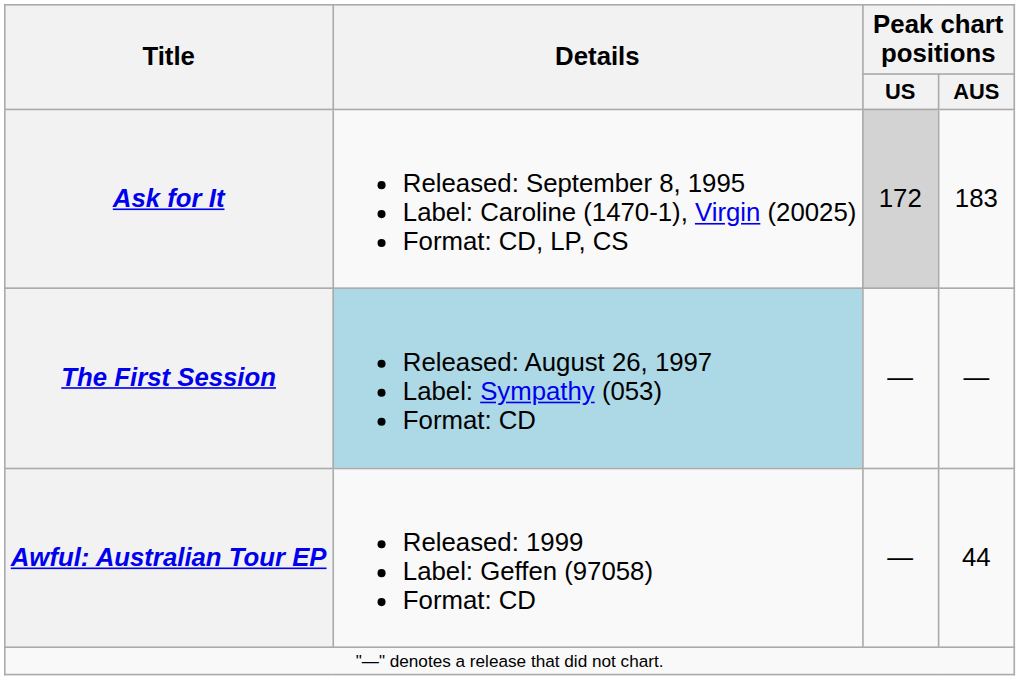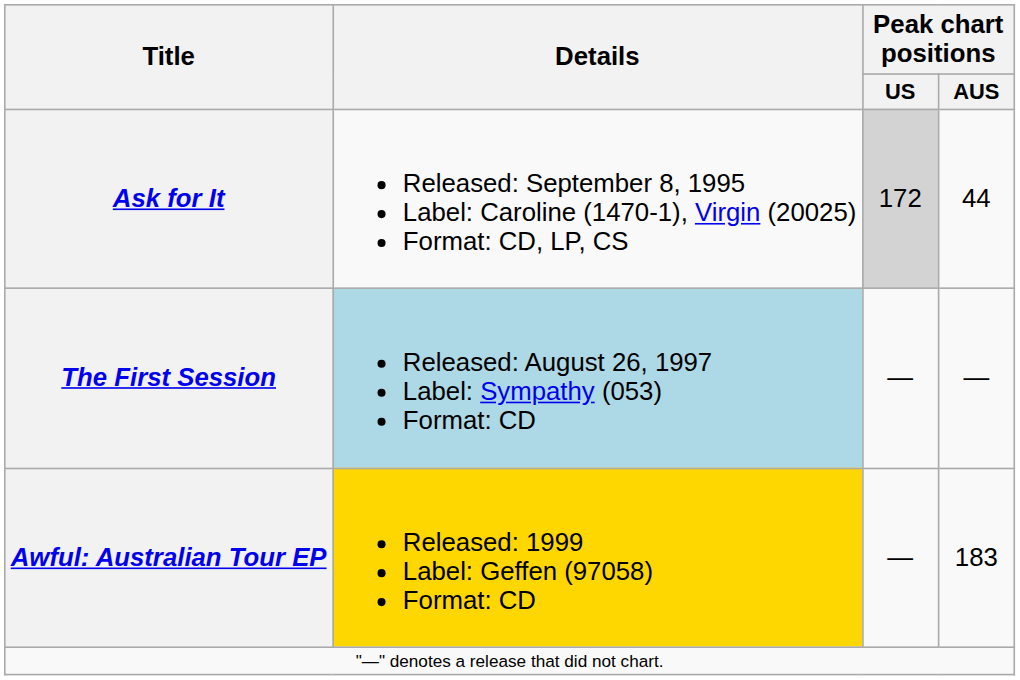(976, 198) 183 -> (976, 198) 44
(597, 572) no background -> (597, 572) gold background
(976, 557) 44 -> (976, 557) 183
